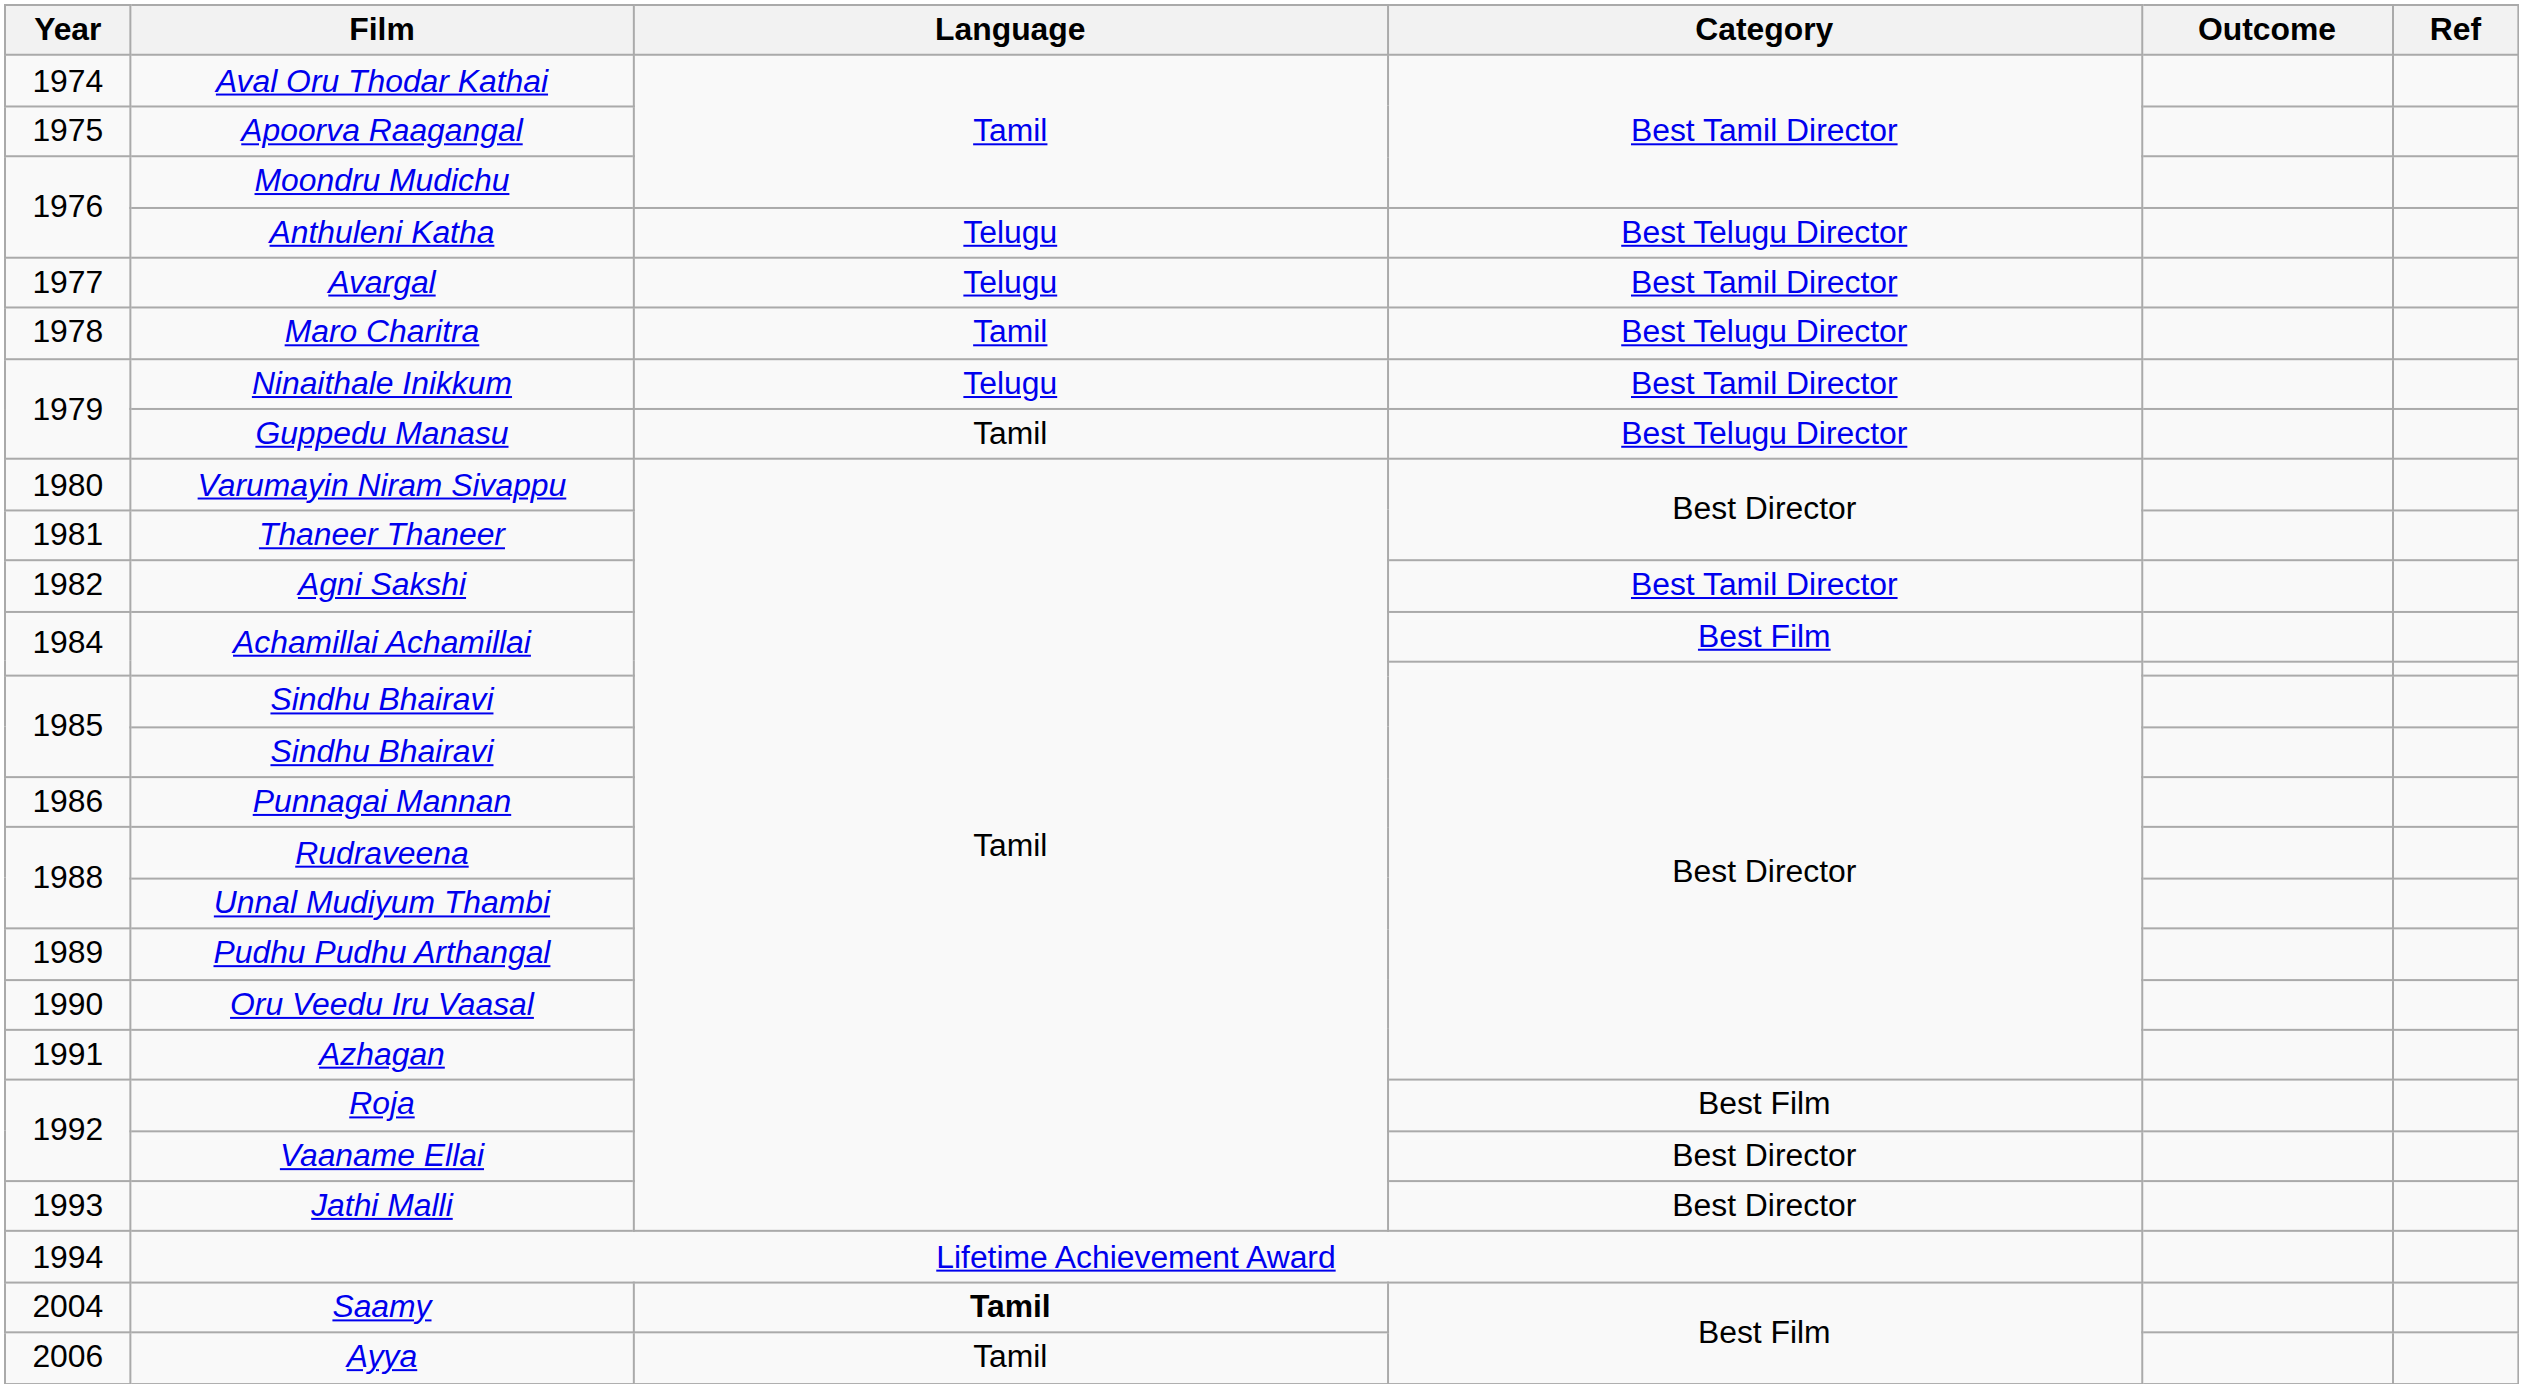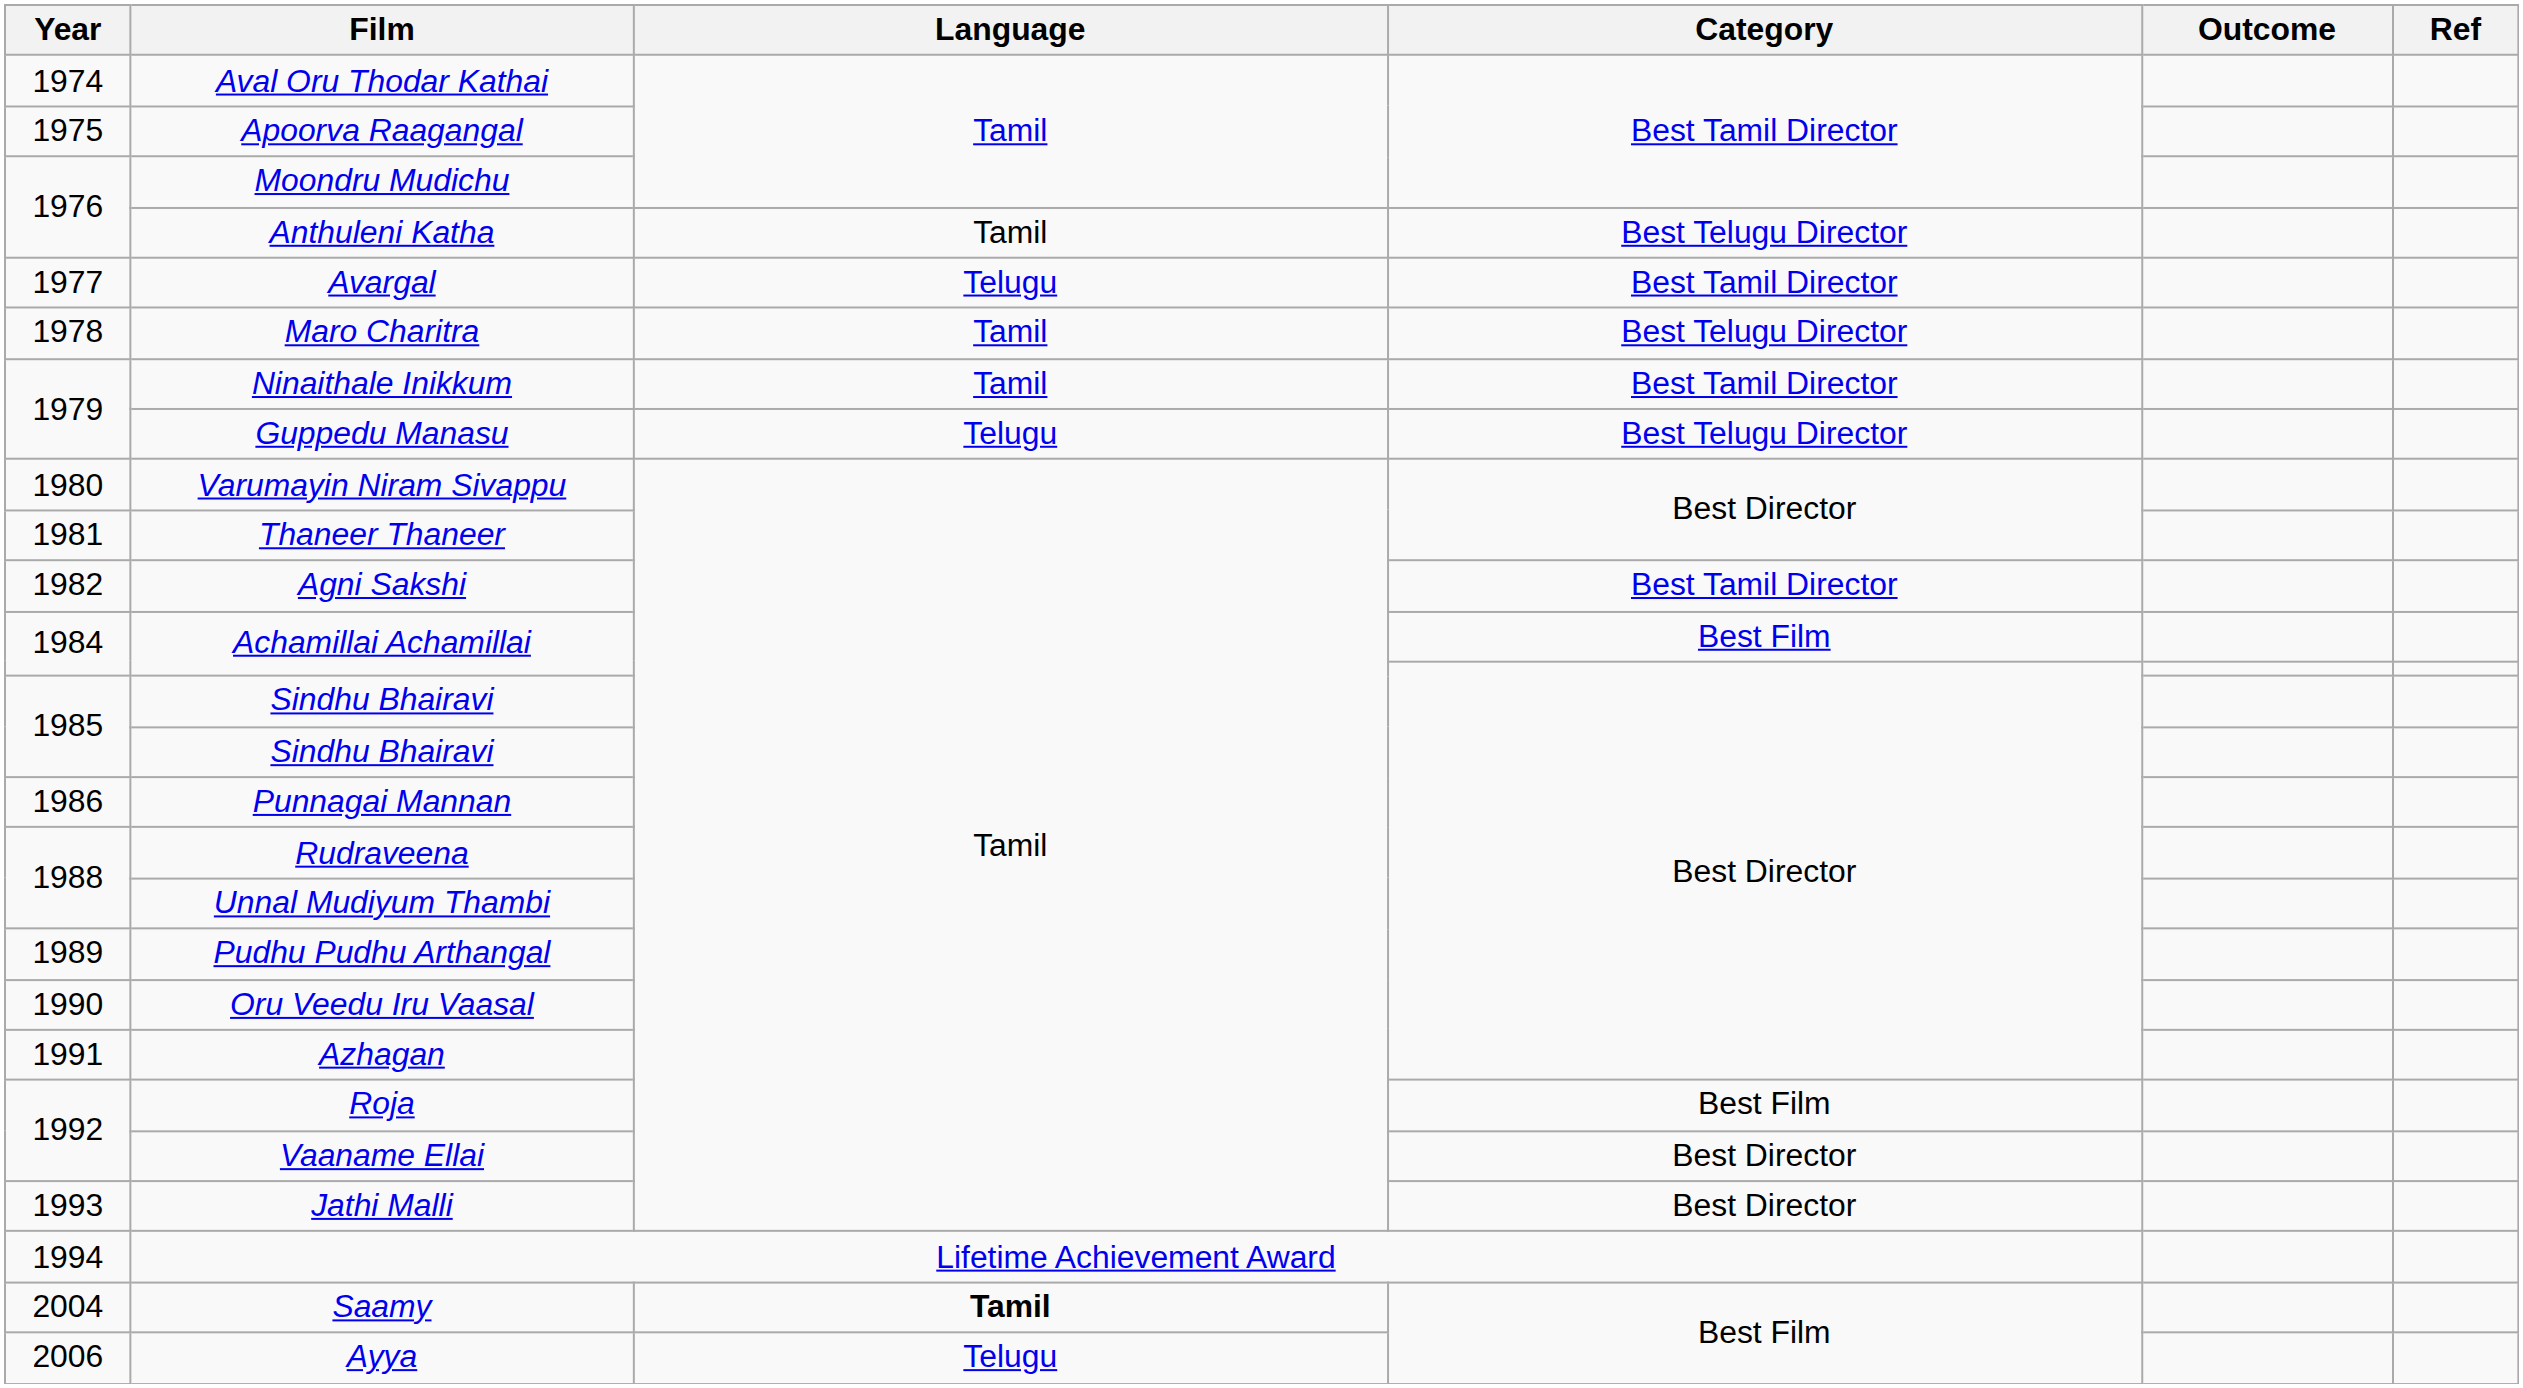(1010, 231) Telugu -> (1010, 231) Tamil
(1010, 383) Telugu -> (1010, 383) Tamil
(1010, 433) Tamil -> (1010, 433) Telugu
(1010, 1357) Tamil -> (1010, 1357) Telugu
